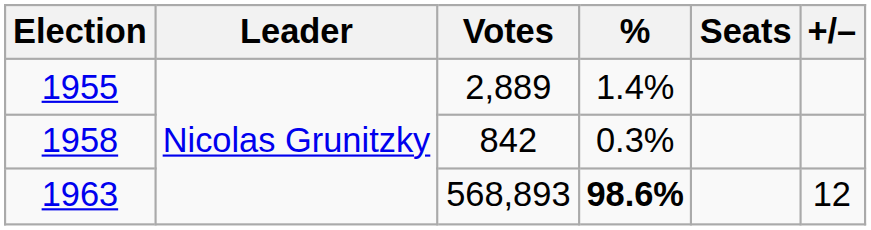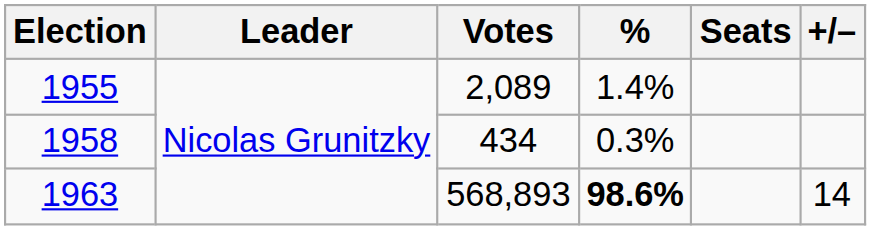(508, 86) 2,889 -> (508, 86) 2,089
(508, 140) 842 -> (508, 140) 434
(832, 195) 12 -> (832, 195) 14
